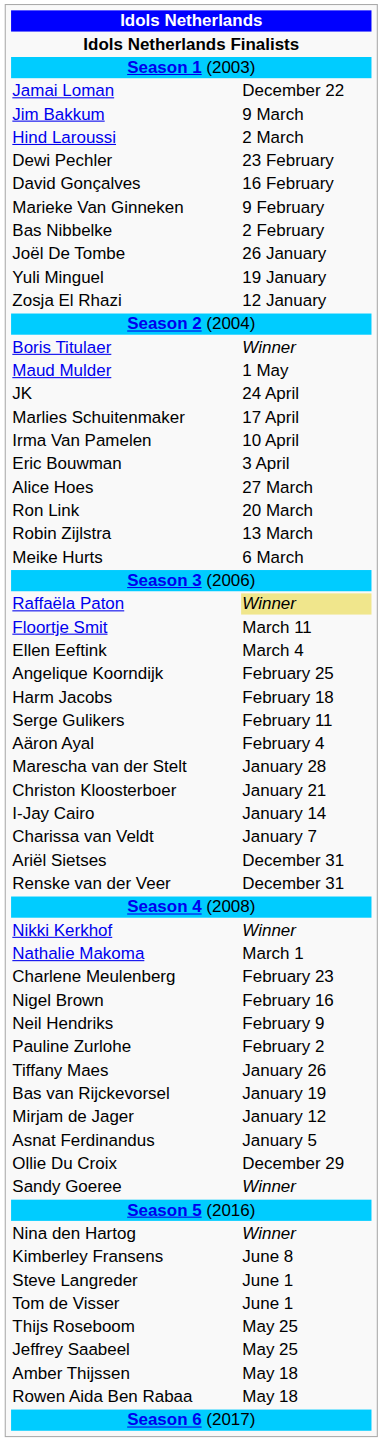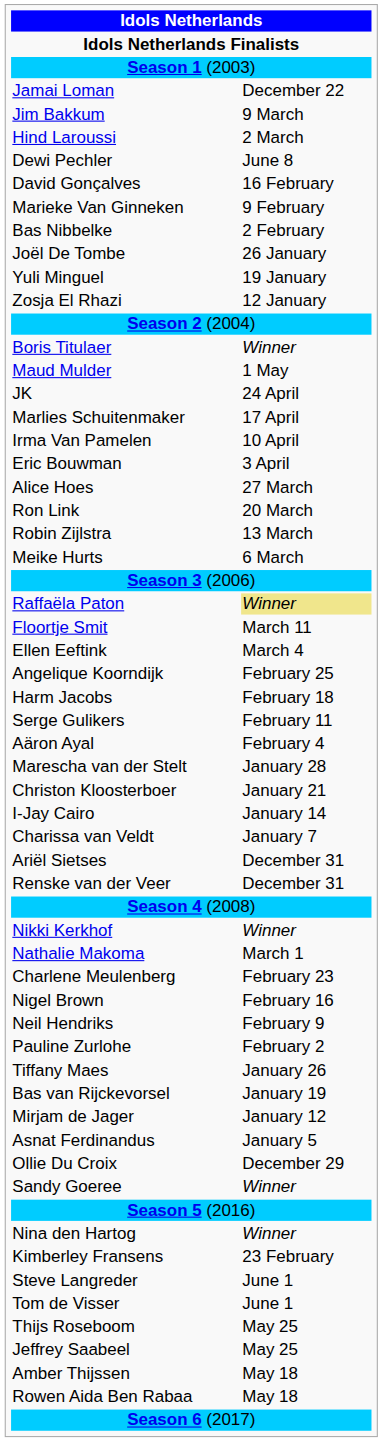(288, 161) 23 February -> (268, 161) June 8
(268, 1257) June 8 -> (288, 1257) 23 February
